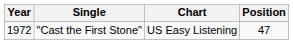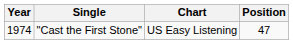(19, 30) 1972 -> (19, 30) 1974
